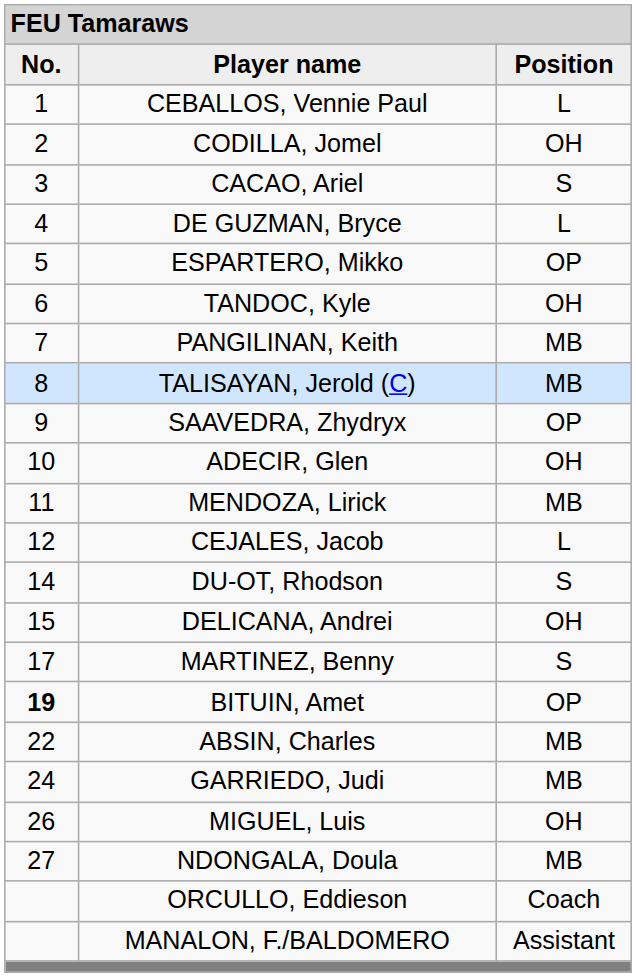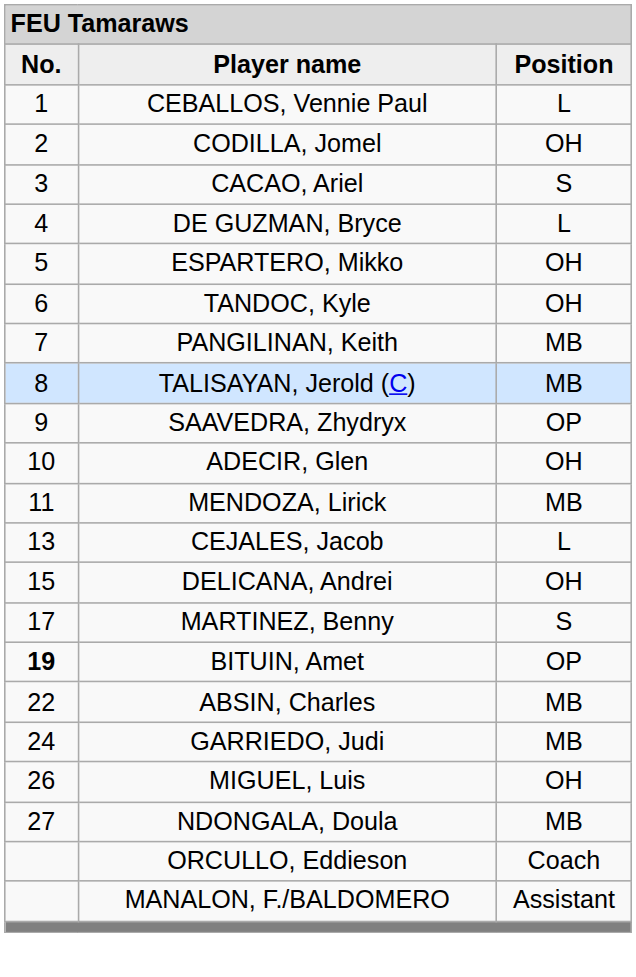(564, 263) OP -> (564, 263) OH
(41, 542) 12 -> (41, 542) 13
- row: (287, 582)
